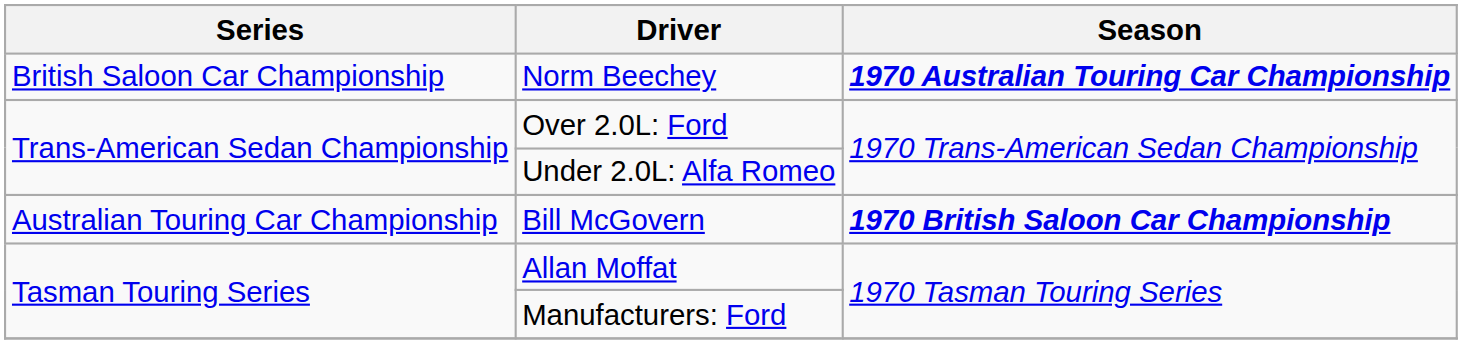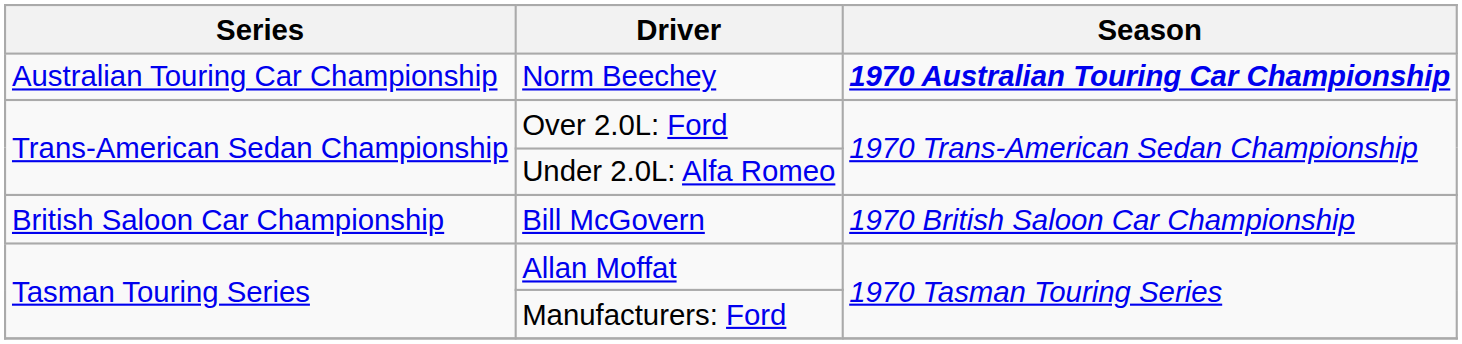(228, 76) British Saloon Car Championship -> (255, 76) Australian Touring Car Championship
(255, 219) Australian Touring Car Championship -> (228, 219) British Saloon Car Championship
(1120, 219) bold -> (1102, 219) normal
